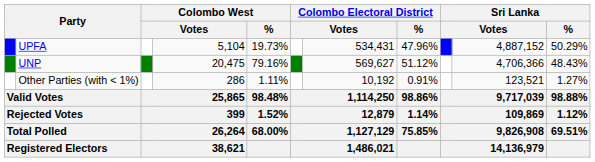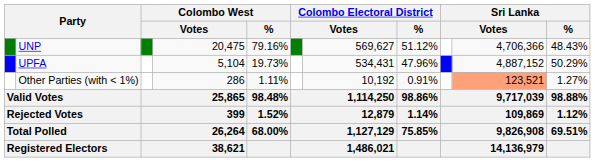rows swapped: (30, 64) <-> (32, 47)
(525, 81) no background -> (525, 81) lightsalmon background
